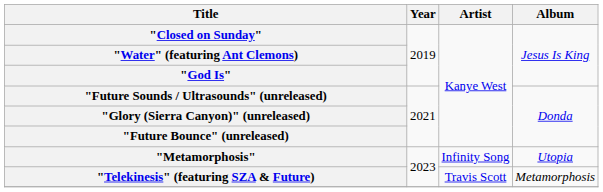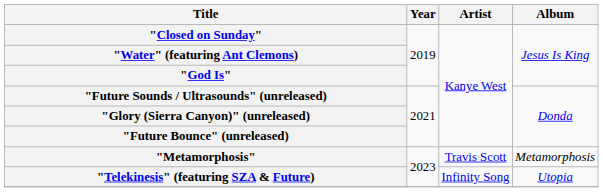(476, 156) Infinity Song -> (476, 156) Travis Scott
(555, 156) Utopia -> (555, 156) Metamorphosis
(476, 177) Travis Scott -> (476, 177) Infinity Song
(555, 177) Metamorphosis -> (555, 177) Utopia
